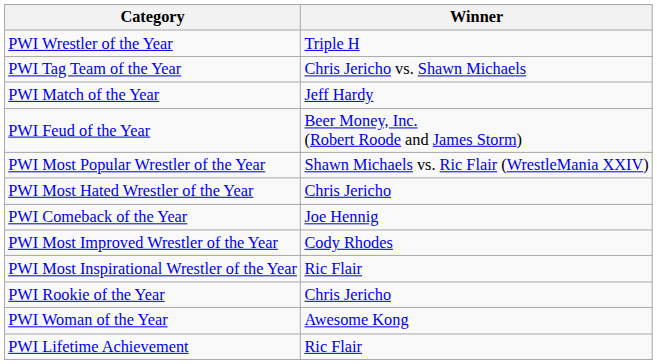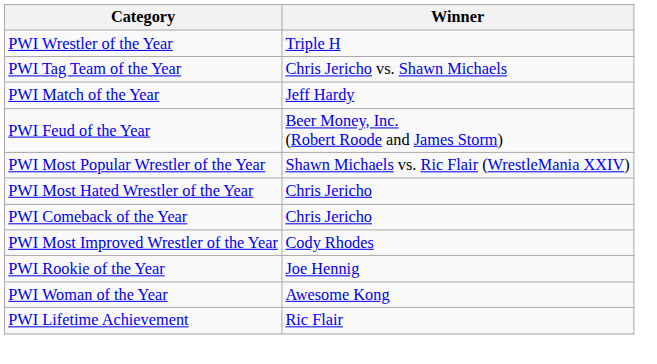(341, 216) Joe Hennig -> (329, 216) Chris Jericho
- row: (153, 268)
(348, 294) Chris Jericho -> (322, 268) Joe Hennig
